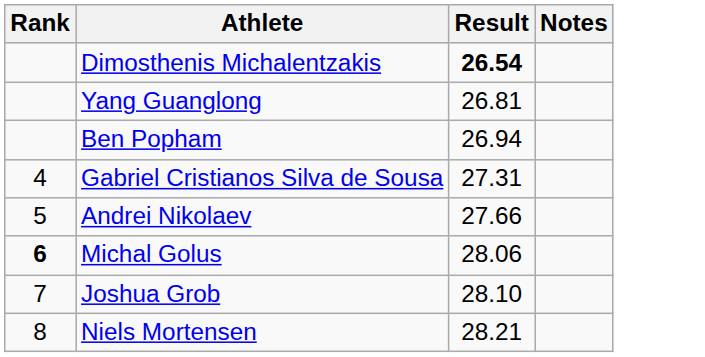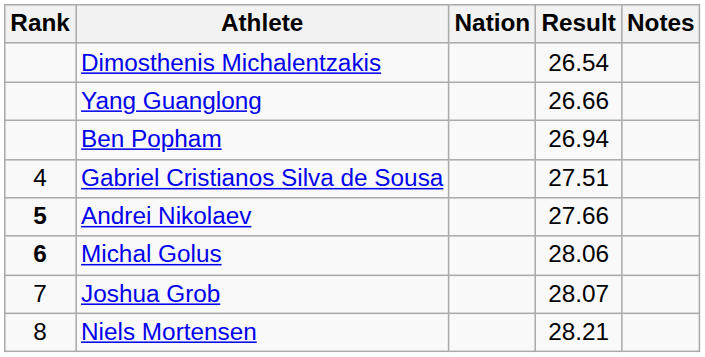+ column: (492, 23)
(492, 62) bold -> (579, 62) normal
(492, 100) 26.81 -> (579, 100) 26.66
(492, 178) 27.31 -> (579, 178) 27.51
(40, 216) normal -> (40, 216) bold
(492, 293) 28.10 -> (579, 293) 28.07
